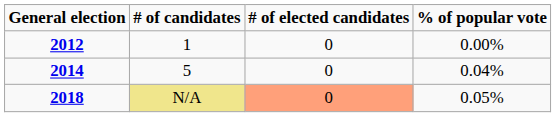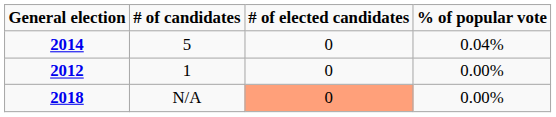rows swapped: (67, 44) <-> (67, 71)
(187, 97) khaki background -> (187, 97) no background
(482, 97) 0.05% -> (482, 97) 0.00%
